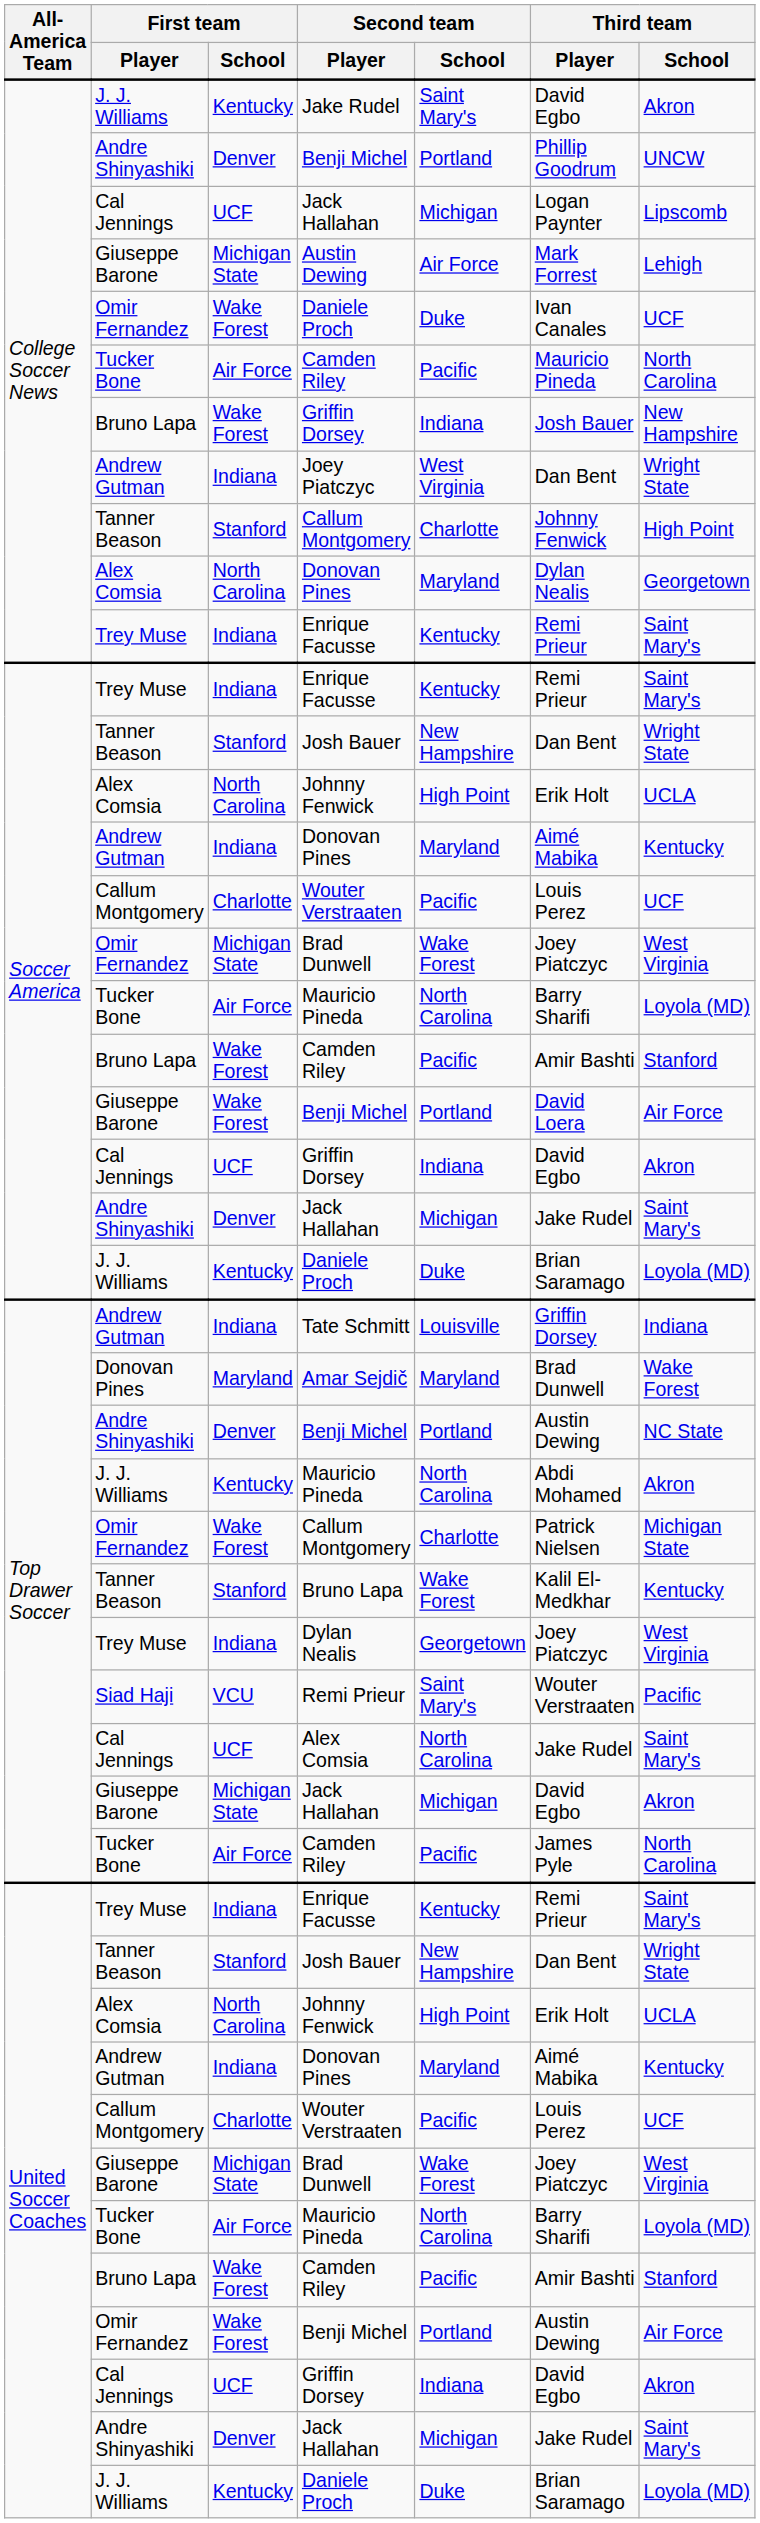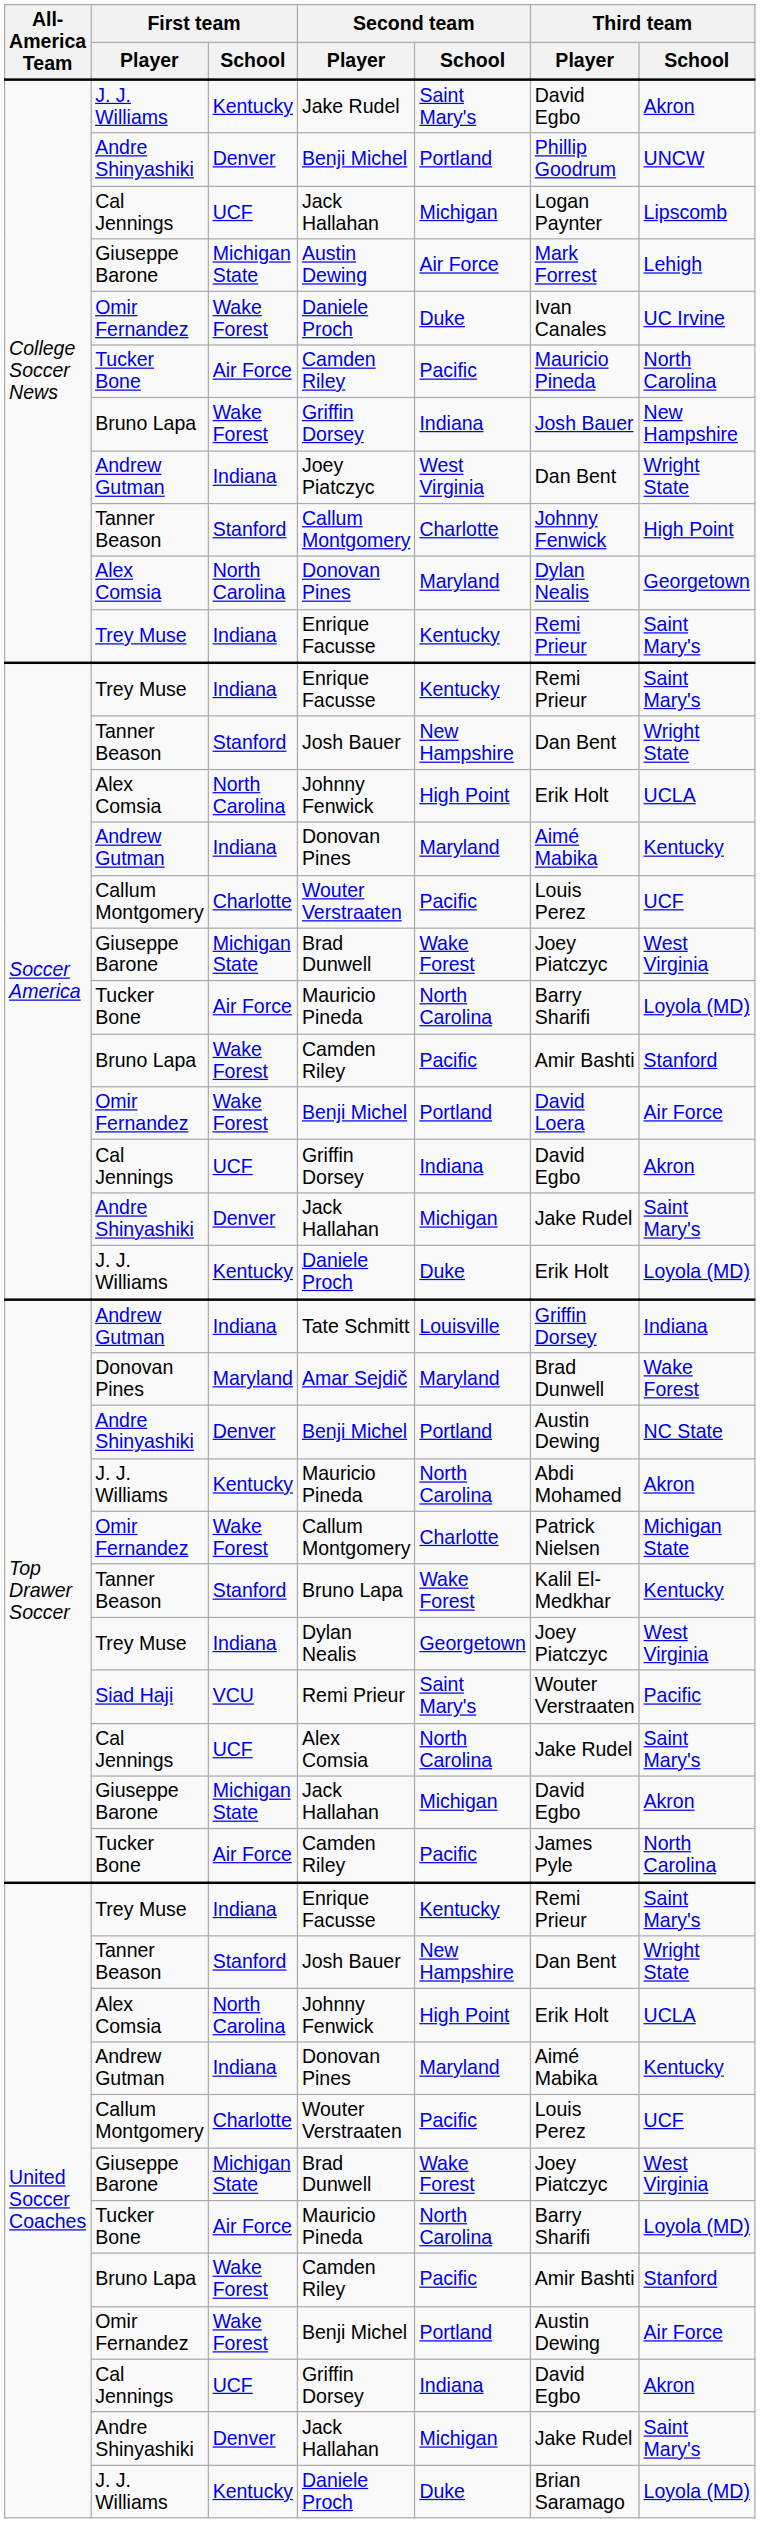(664, 318) UCF -> (684, 318) UC Irvine
(142, 954) Omir Fernandez -> (137, 954) Giuseppe Barone
(137, 1113) Giuseppe Barone -> (142, 1113) Omir Fernandez
(580, 1271) Brian Saramago -> (572, 1271) Erik Holt
